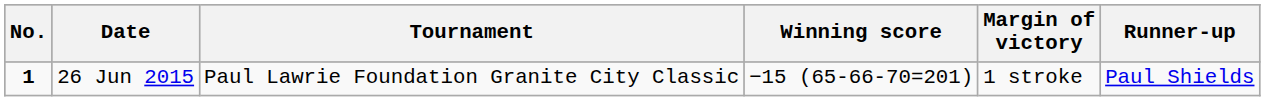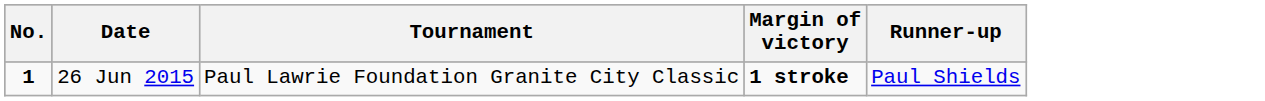- column: (861, 34)
(1033, 79) normal -> (799, 79) bold
